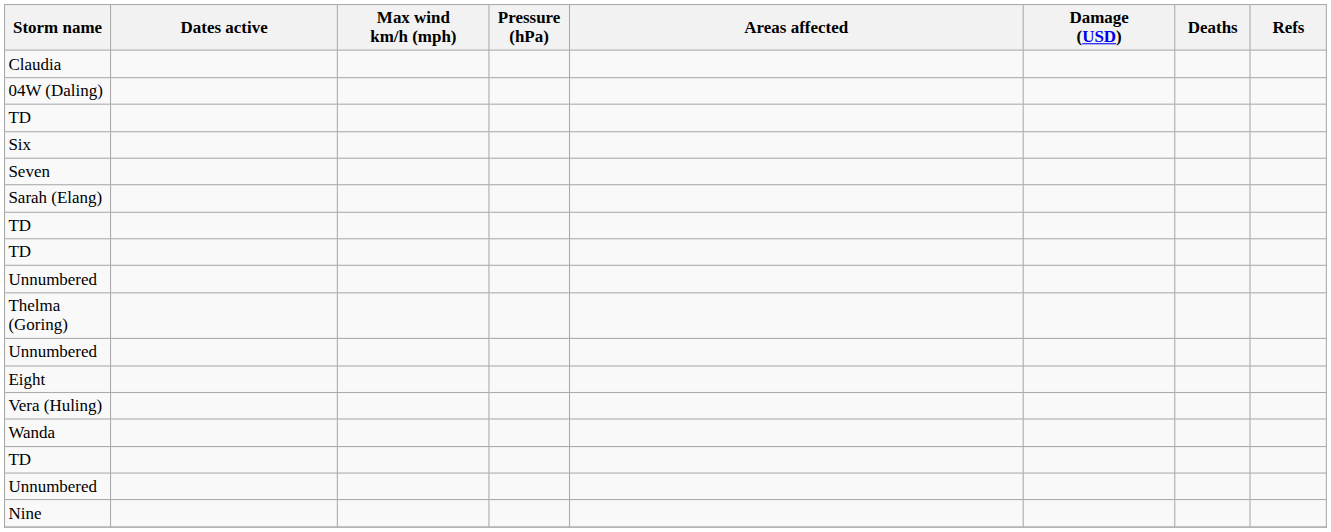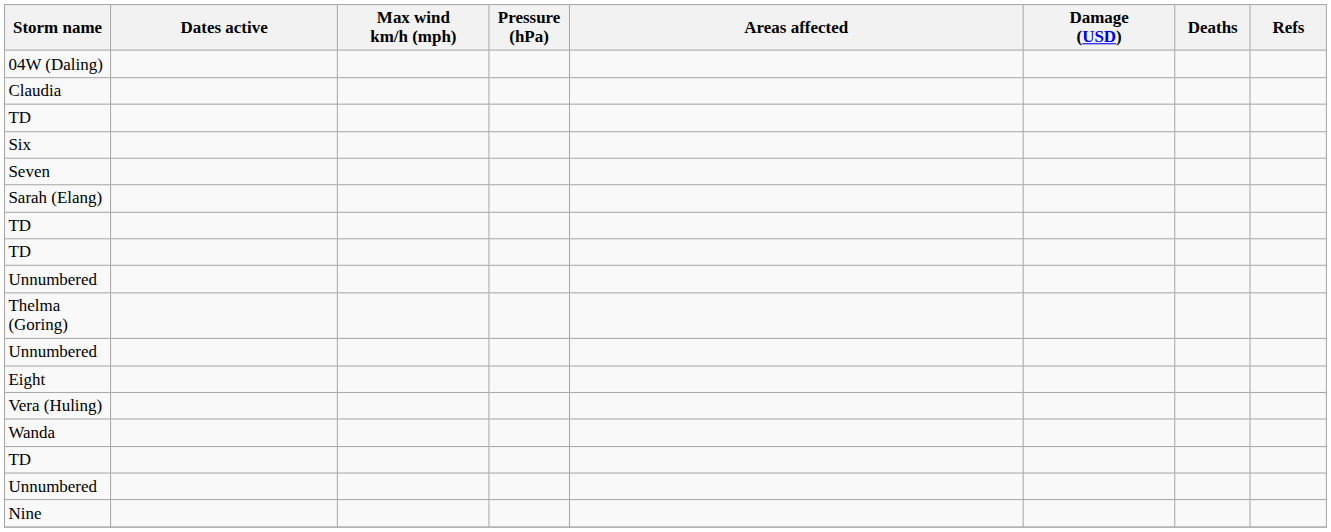rows swapped: (35, 63) <-> (56, 90)
